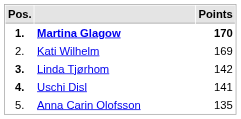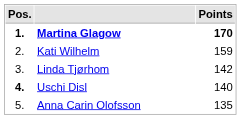(223, 51) 169 -> (223, 51) 159
(20, 69) bold -> (20, 69) normal
(223, 87) 141 -> (223, 87) 140
